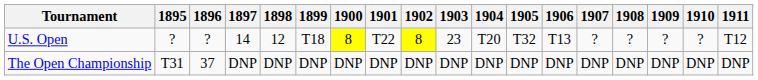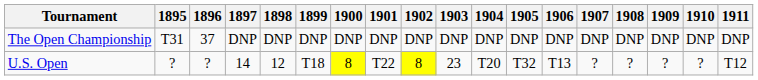rows swapped: (38, 40) <-> (80, 63)
